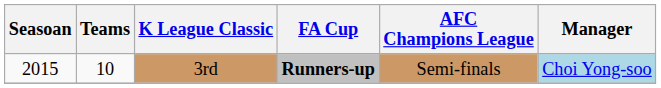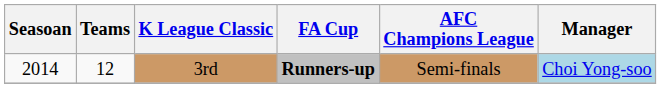(40, 68) 2015 -> (40, 68) 2014
(105, 68) 10 -> (105, 68) 12
